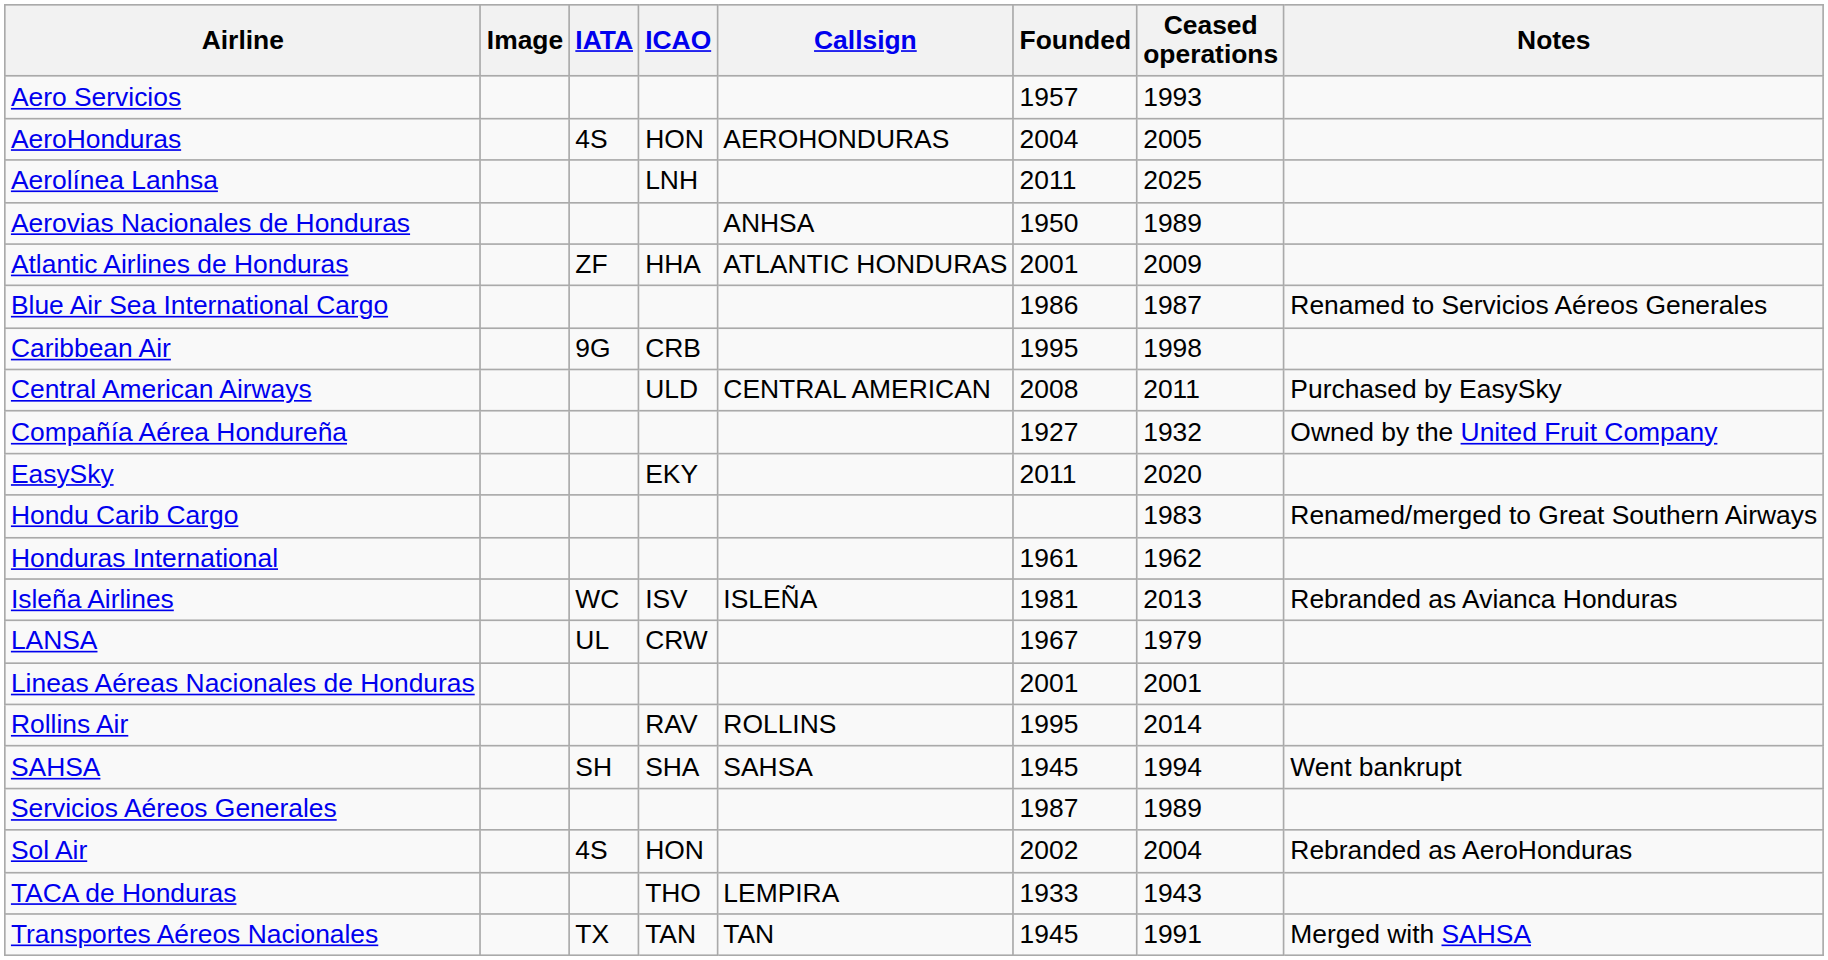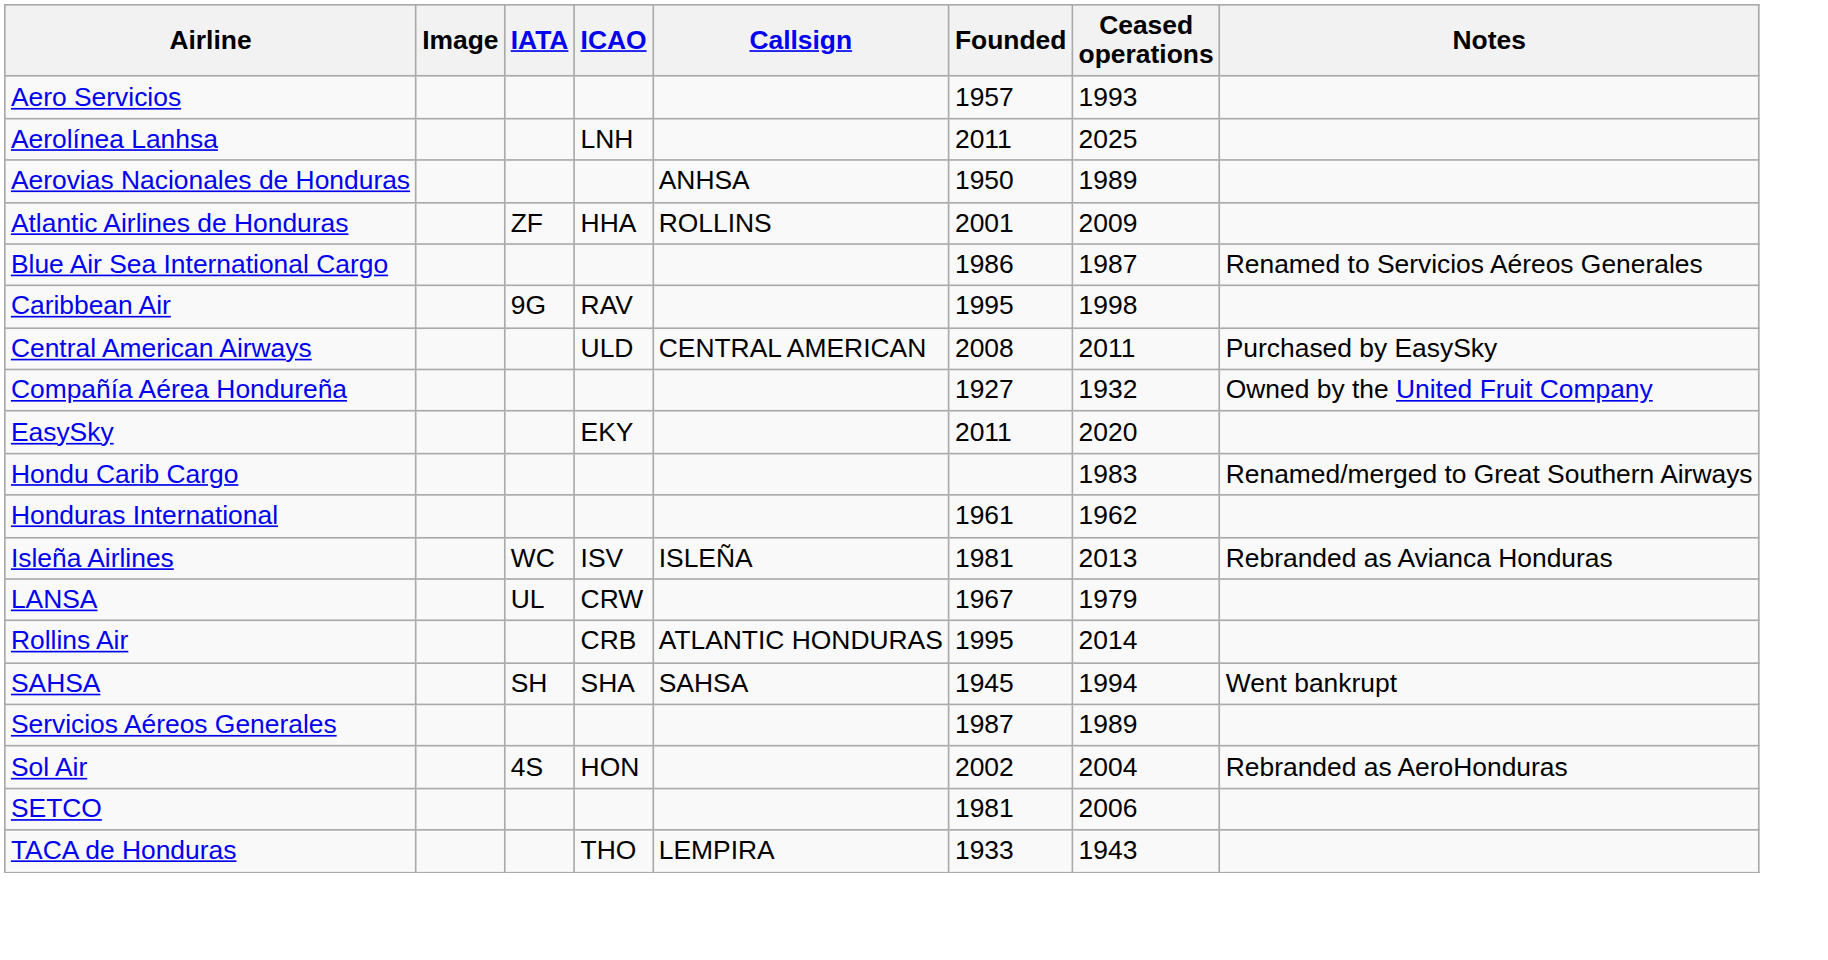- row: (96, 138)
(865, 264) ATLANTIC HONDURAS -> (715, 222) ROLLINS
(673, 348) CRB -> (607, 306) RAV
- row: (243, 683)
(671, 725) RAV -> (608, 641) CRB
(780, 725) ROLLINS -> (801, 641) ATLANTIC HONDURAS
+ row: (56, 808)
- row: (195, 934)
